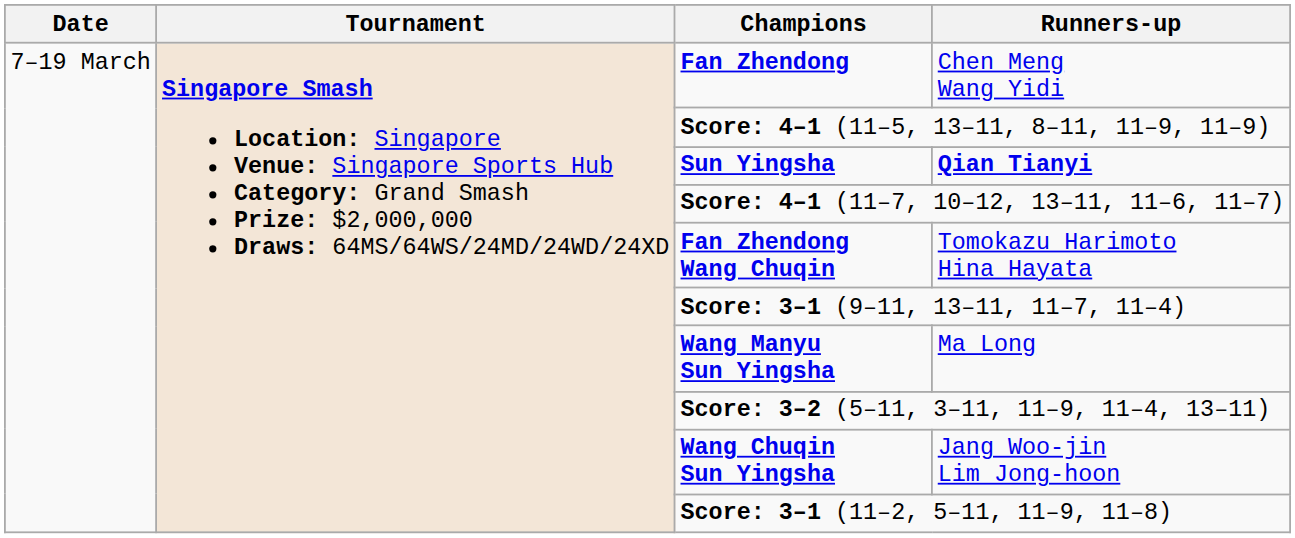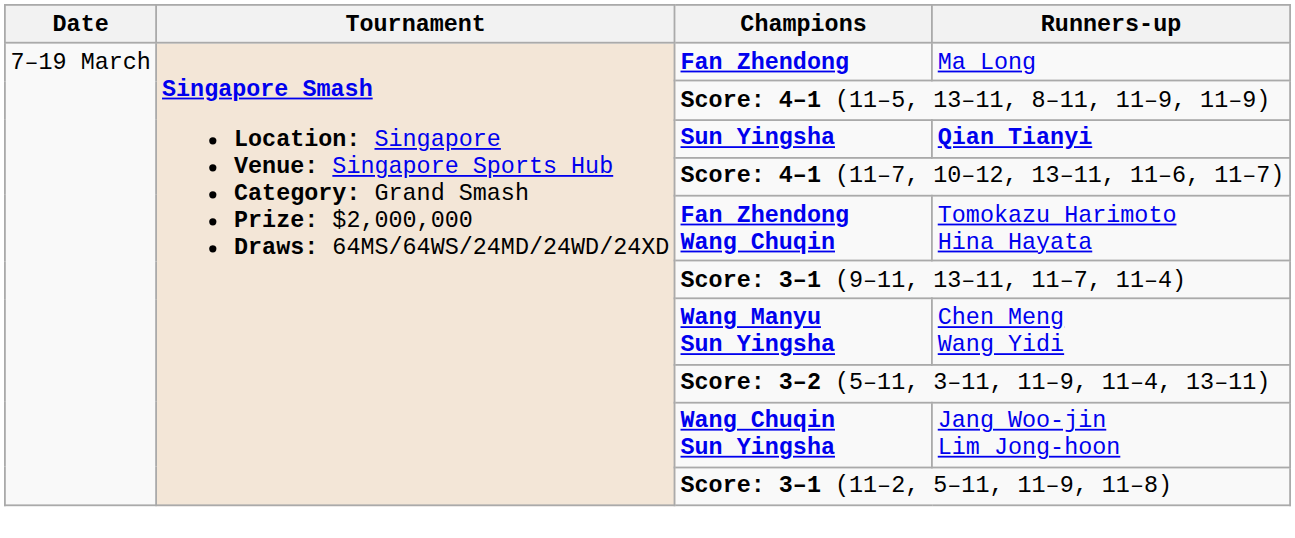(1001, 76) Chen Meng Wang Yidi -> (987, 62) Ma Long
(987, 345) Ma Long -> (1001, 331) Chen Meng Wang Yidi
